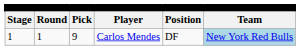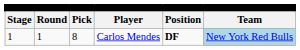(75, 37) 9 -> (75, 37) 8
(172, 37) normal -> (172, 37) bold
